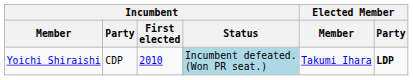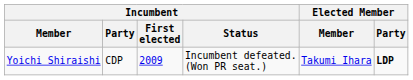(151, 61) 2010 -> (151, 61) 2009
(241, 61) lightblue background -> (241, 61) no background
